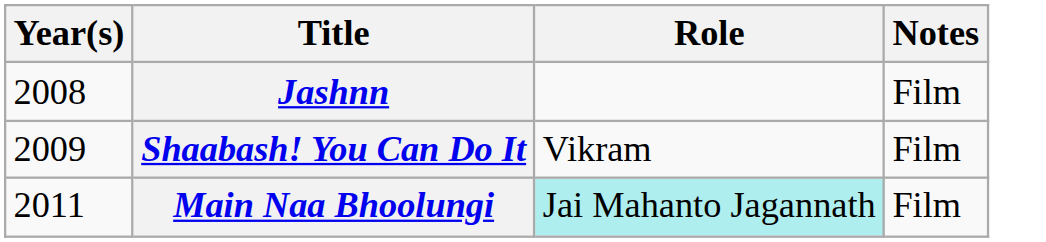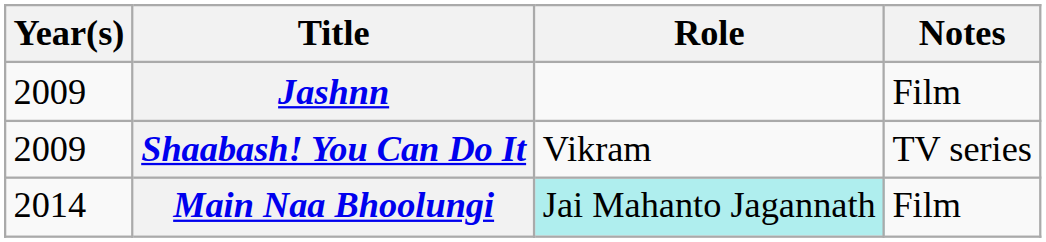(50, 90) 2008 -> (50, 90) 2009
(927, 148) Film -> (962, 148) TV series
(49, 206) 2011 -> (50, 206) 2014
